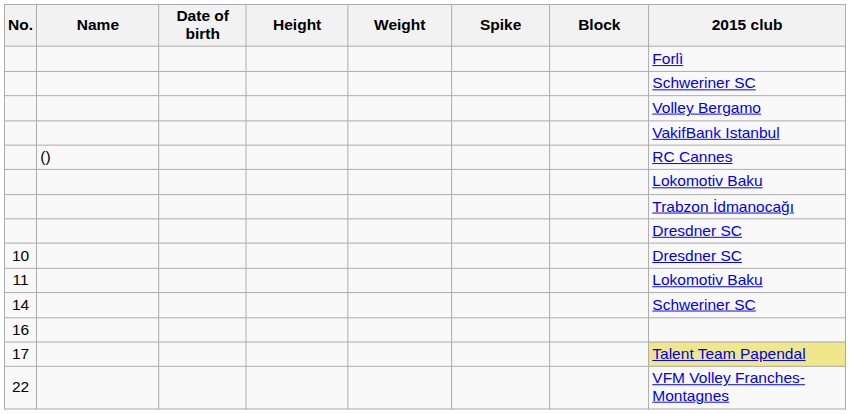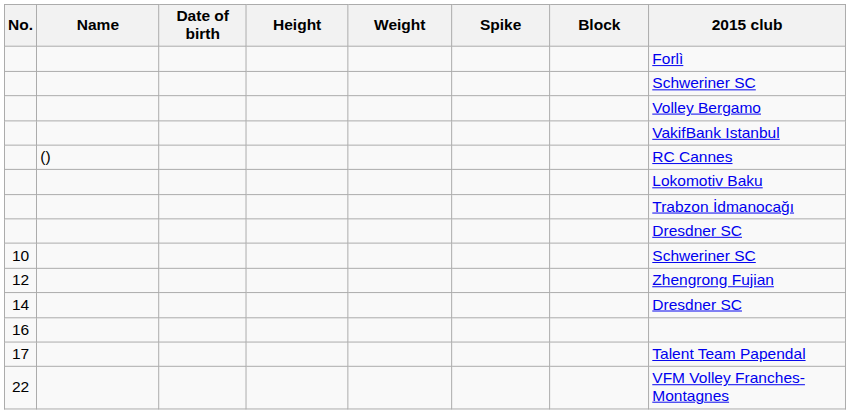(697, 255) Dresdner SC -> (704, 255) Schweriner SC
- row: (21, 280)
+ row: (21, 280)
(704, 305) Schweriner SC -> (697, 305) Dresdner SC
(729, 354) khaki background -> (729, 354) no background
